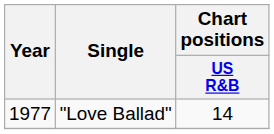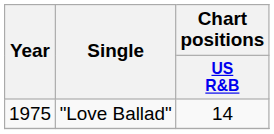(30, 113) 1977 -> (30, 113) 1975
